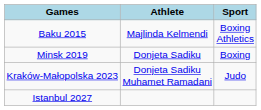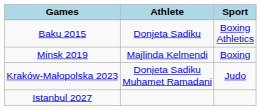(167, 33) Majlinda Kelmendi -> (167, 33) Donjeta Sadiku
(167, 54) Donjeta Sadiku -> (167, 54) Majlinda Kelmendi
